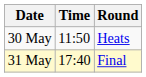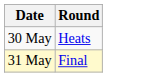- column: (74, 15)
